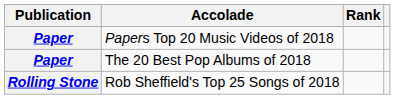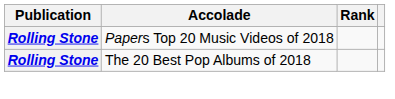(53, 37) Paper -> (53, 37) Rolling Stone
(53, 60) Paper -> (53, 60) Rolling Stone
- row: (222, 82)
